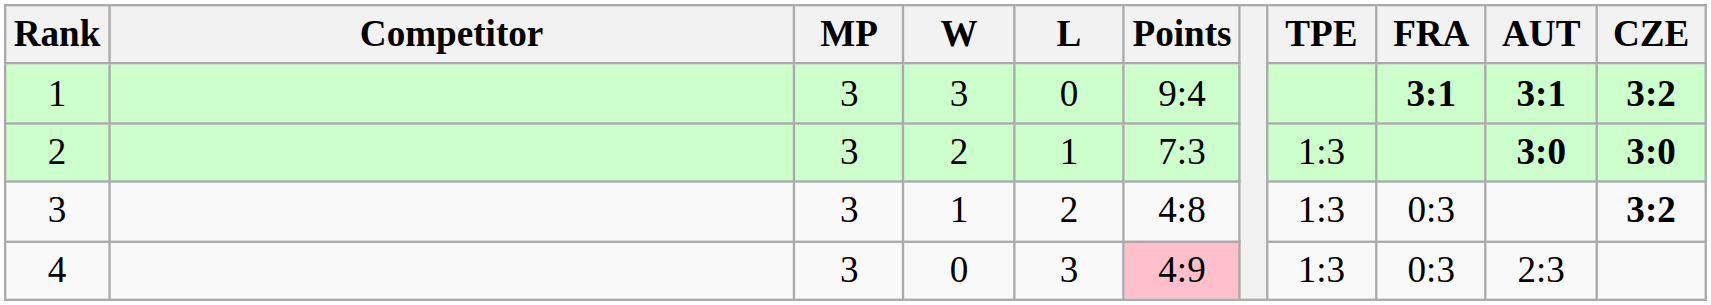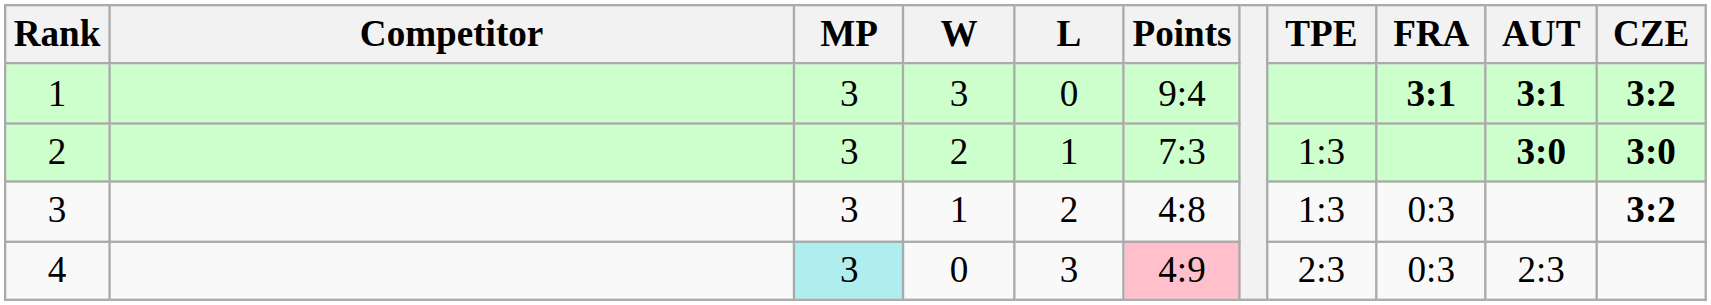(849, 269) no background -> (849, 269) paleturquoise background
(1321, 269) 1:3 -> (1321, 269) 2:3
